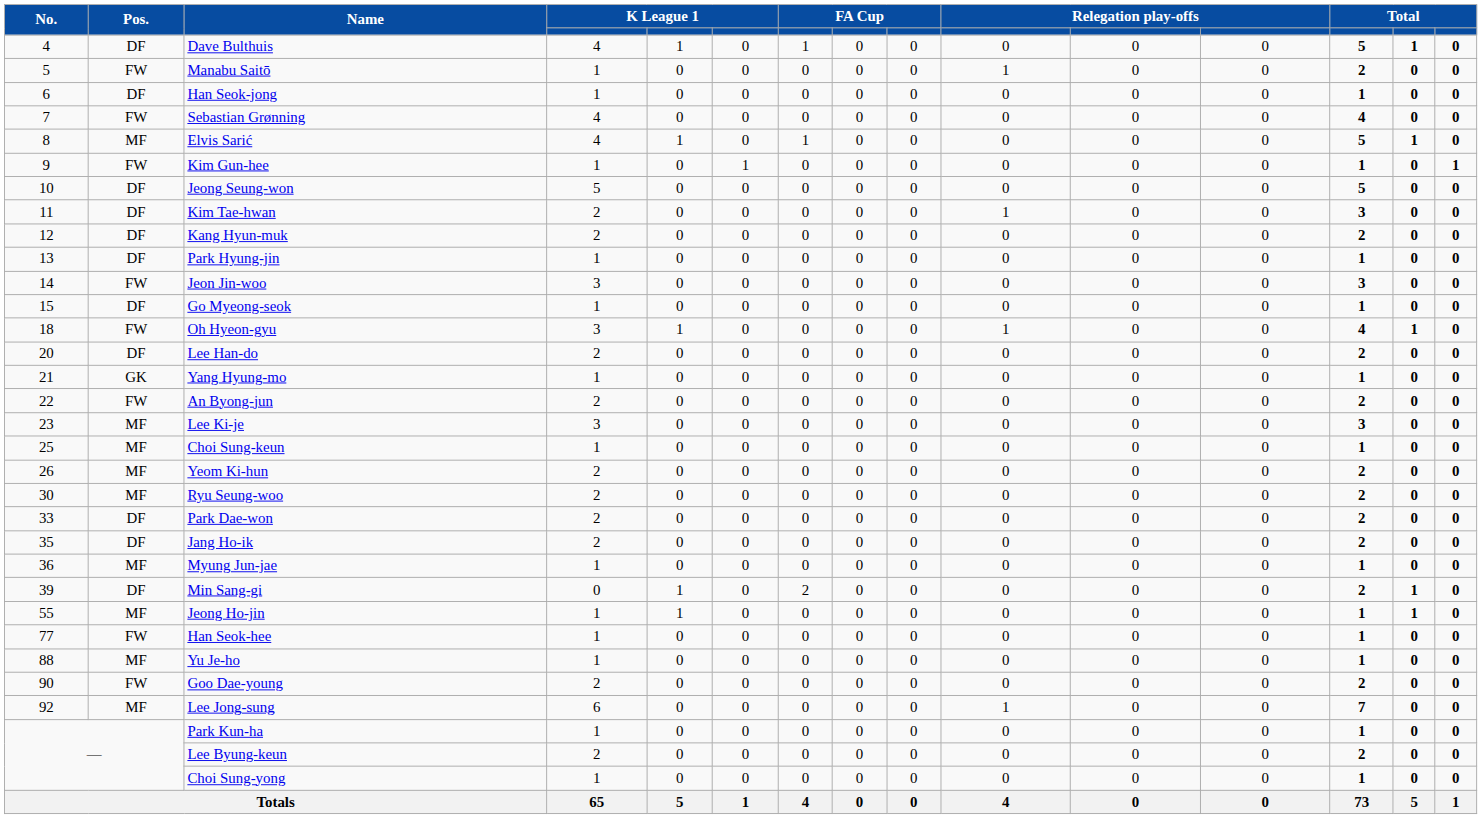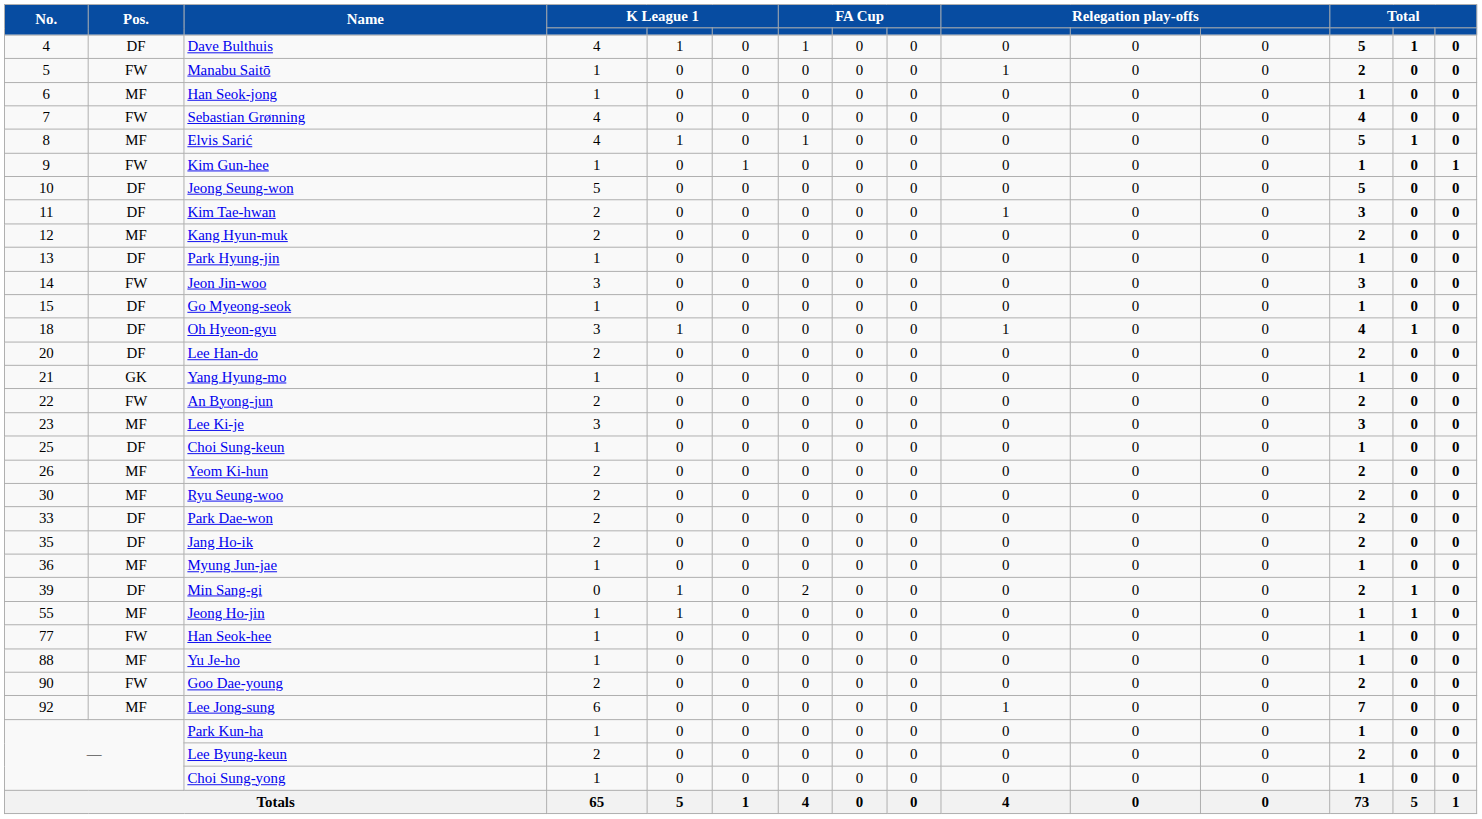(136, 93) DF -> (136, 93) MF
(136, 235) DF -> (136, 235) MF
(136, 329) FW -> (136, 329) DF
(136, 447) MF -> (136, 447) DF
